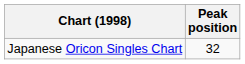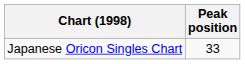(213, 48) 32 -> (213, 48) 33
